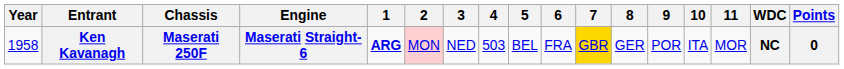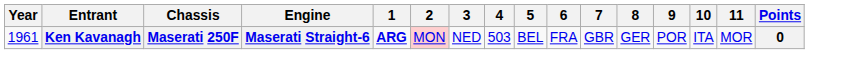- column: (770, 16)
(23, 45) 1958 -> (23, 38) 1961
(593, 45) gold background -> (599, 38) no background
